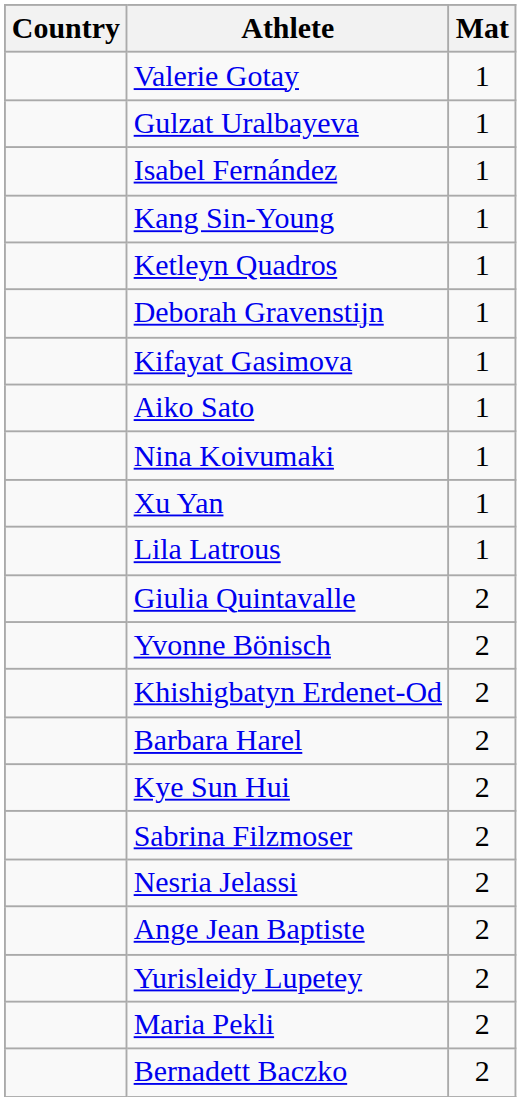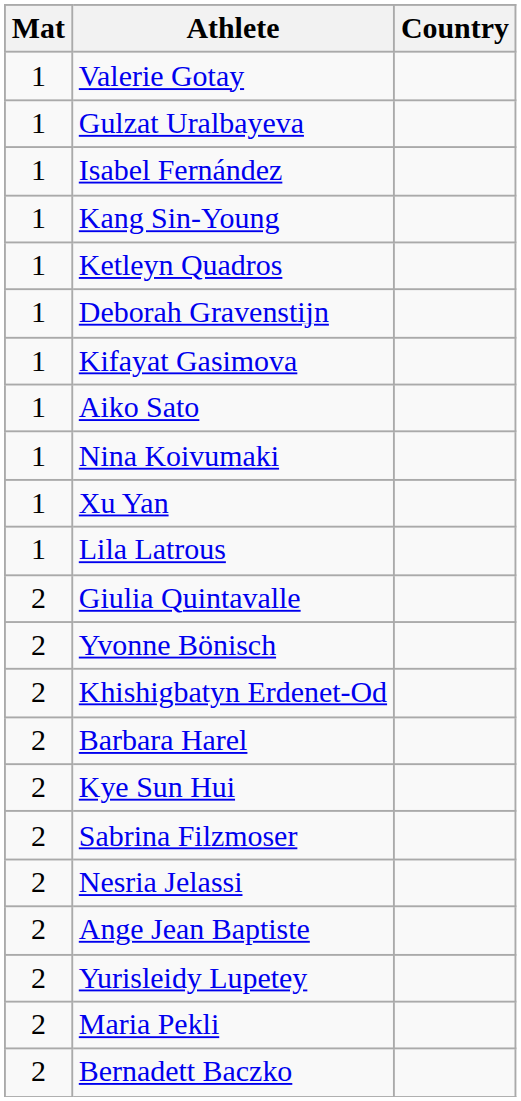columns swapped: (482, 28) <-> (66, 28)
